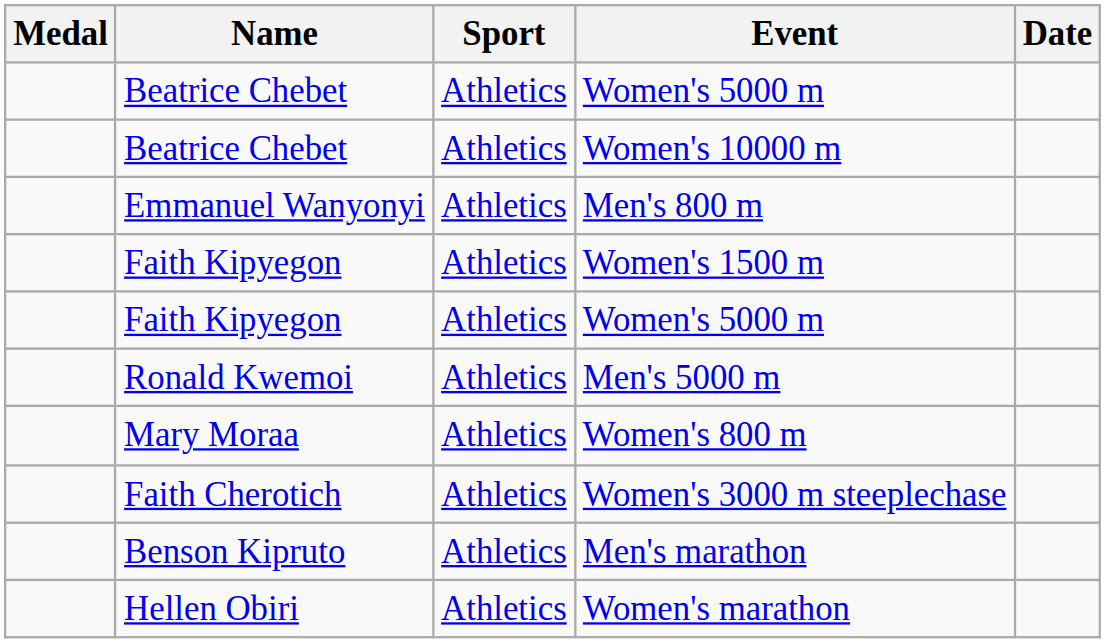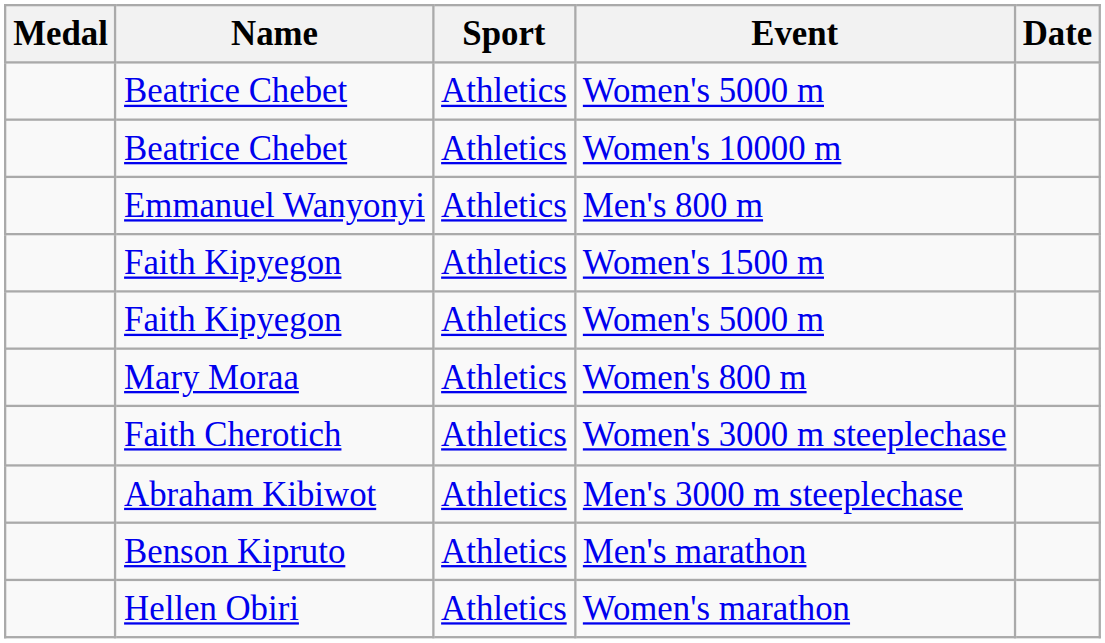- row: (239, 377)
+ row: (250, 492)
